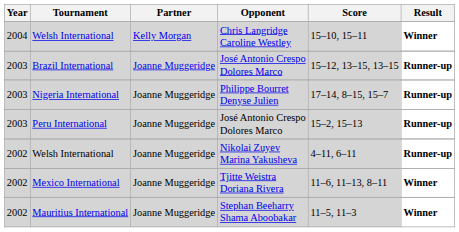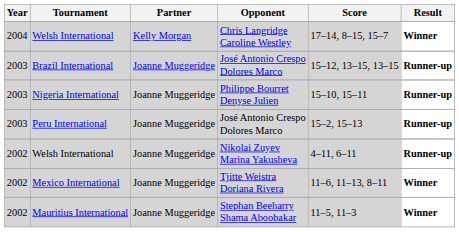(339, 36) 15–10, 15–11 -> (349, 36) 17–14, 8–15, 15–7
(349, 95) 17–14, 8–15, 15–7 -> (339, 95) 15–10, 15–11
